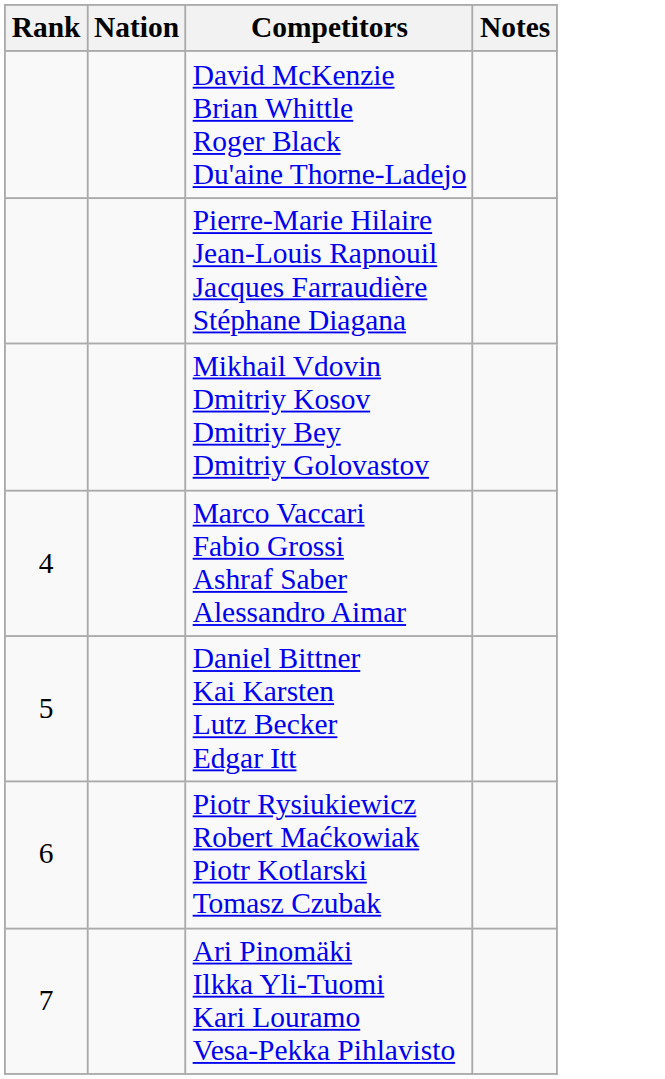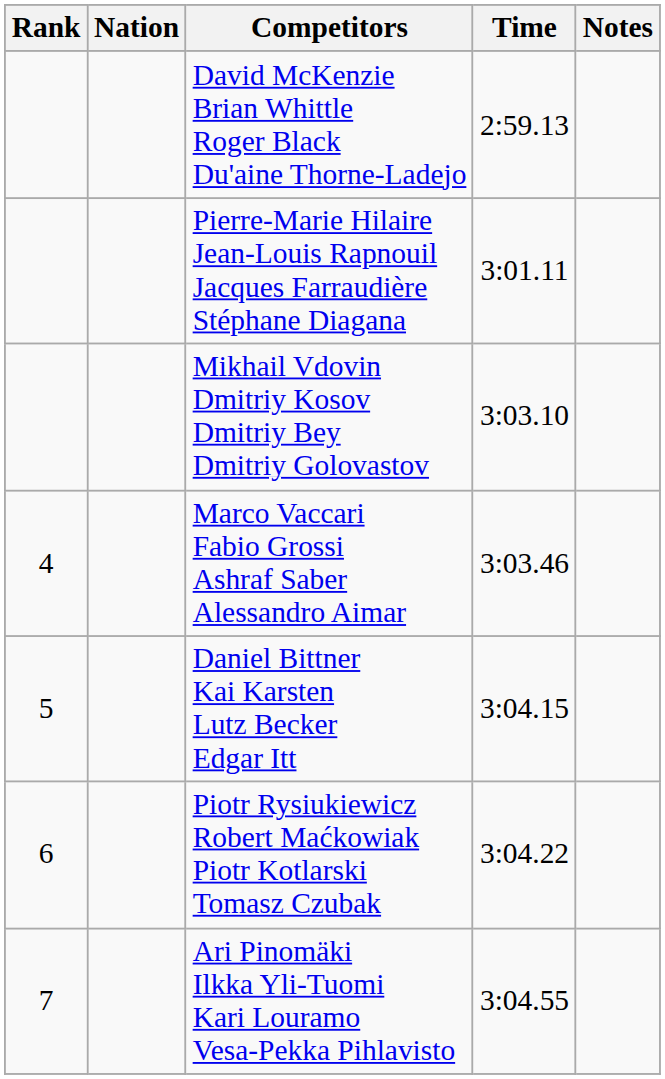+ column: (525, 27)
